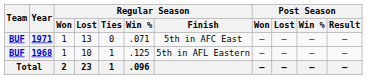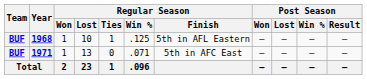rows swapped: (42, 54) <-> (42, 40)
